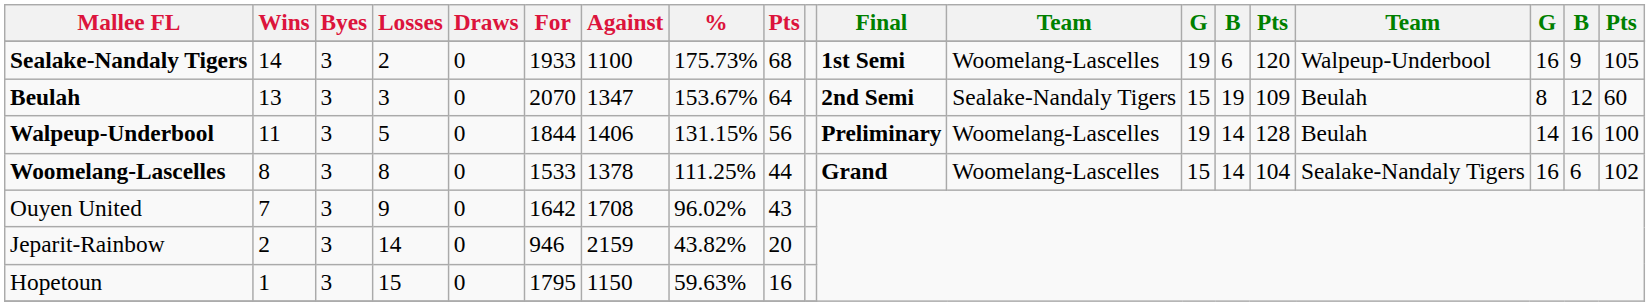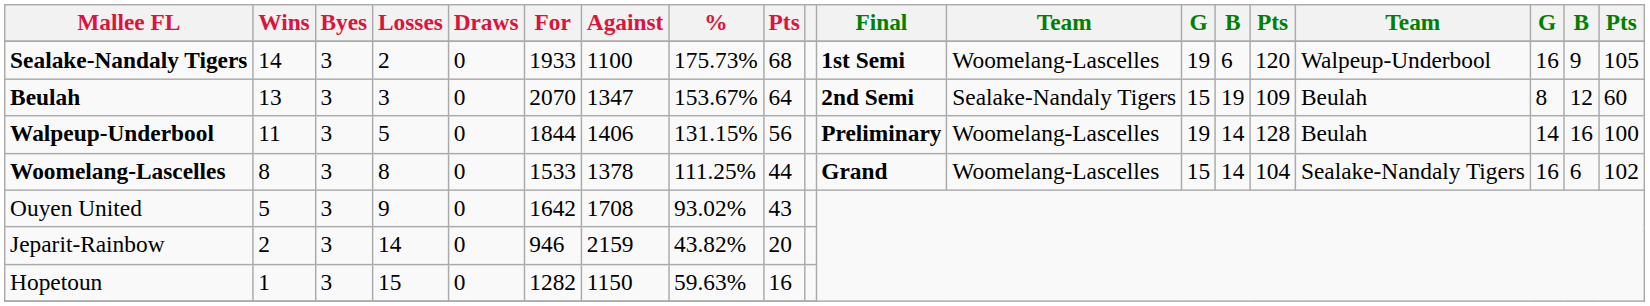(264, 208) 7 -> (264, 208) 5
(710, 208) 96.02% -> (710, 208) 93.02%
(553, 282) 1795 -> (553, 282) 1282
